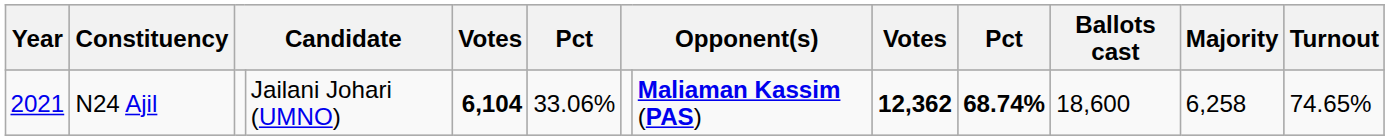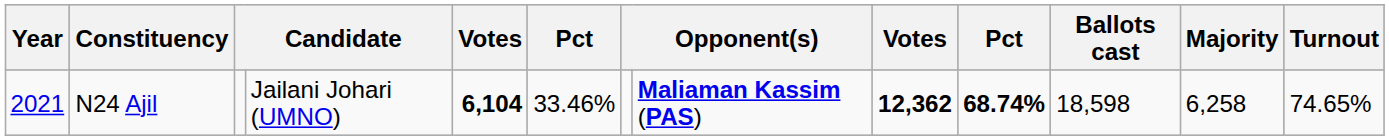(574, 103) 33.06% -> (574, 103) 33.46%
(1093, 103) 18,600 -> (1093, 103) 18,598
